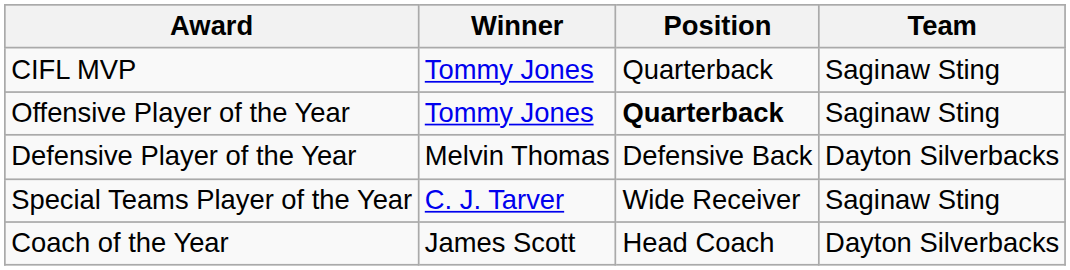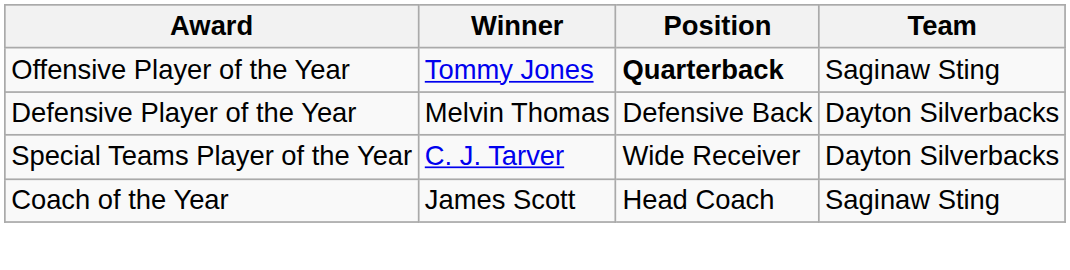- row: (74, 69)
(913, 199) Saginaw Sting -> (942, 156) Dayton Silverbacks
(942, 243) Dayton Silverbacks -> (913, 199) Saginaw Sting
